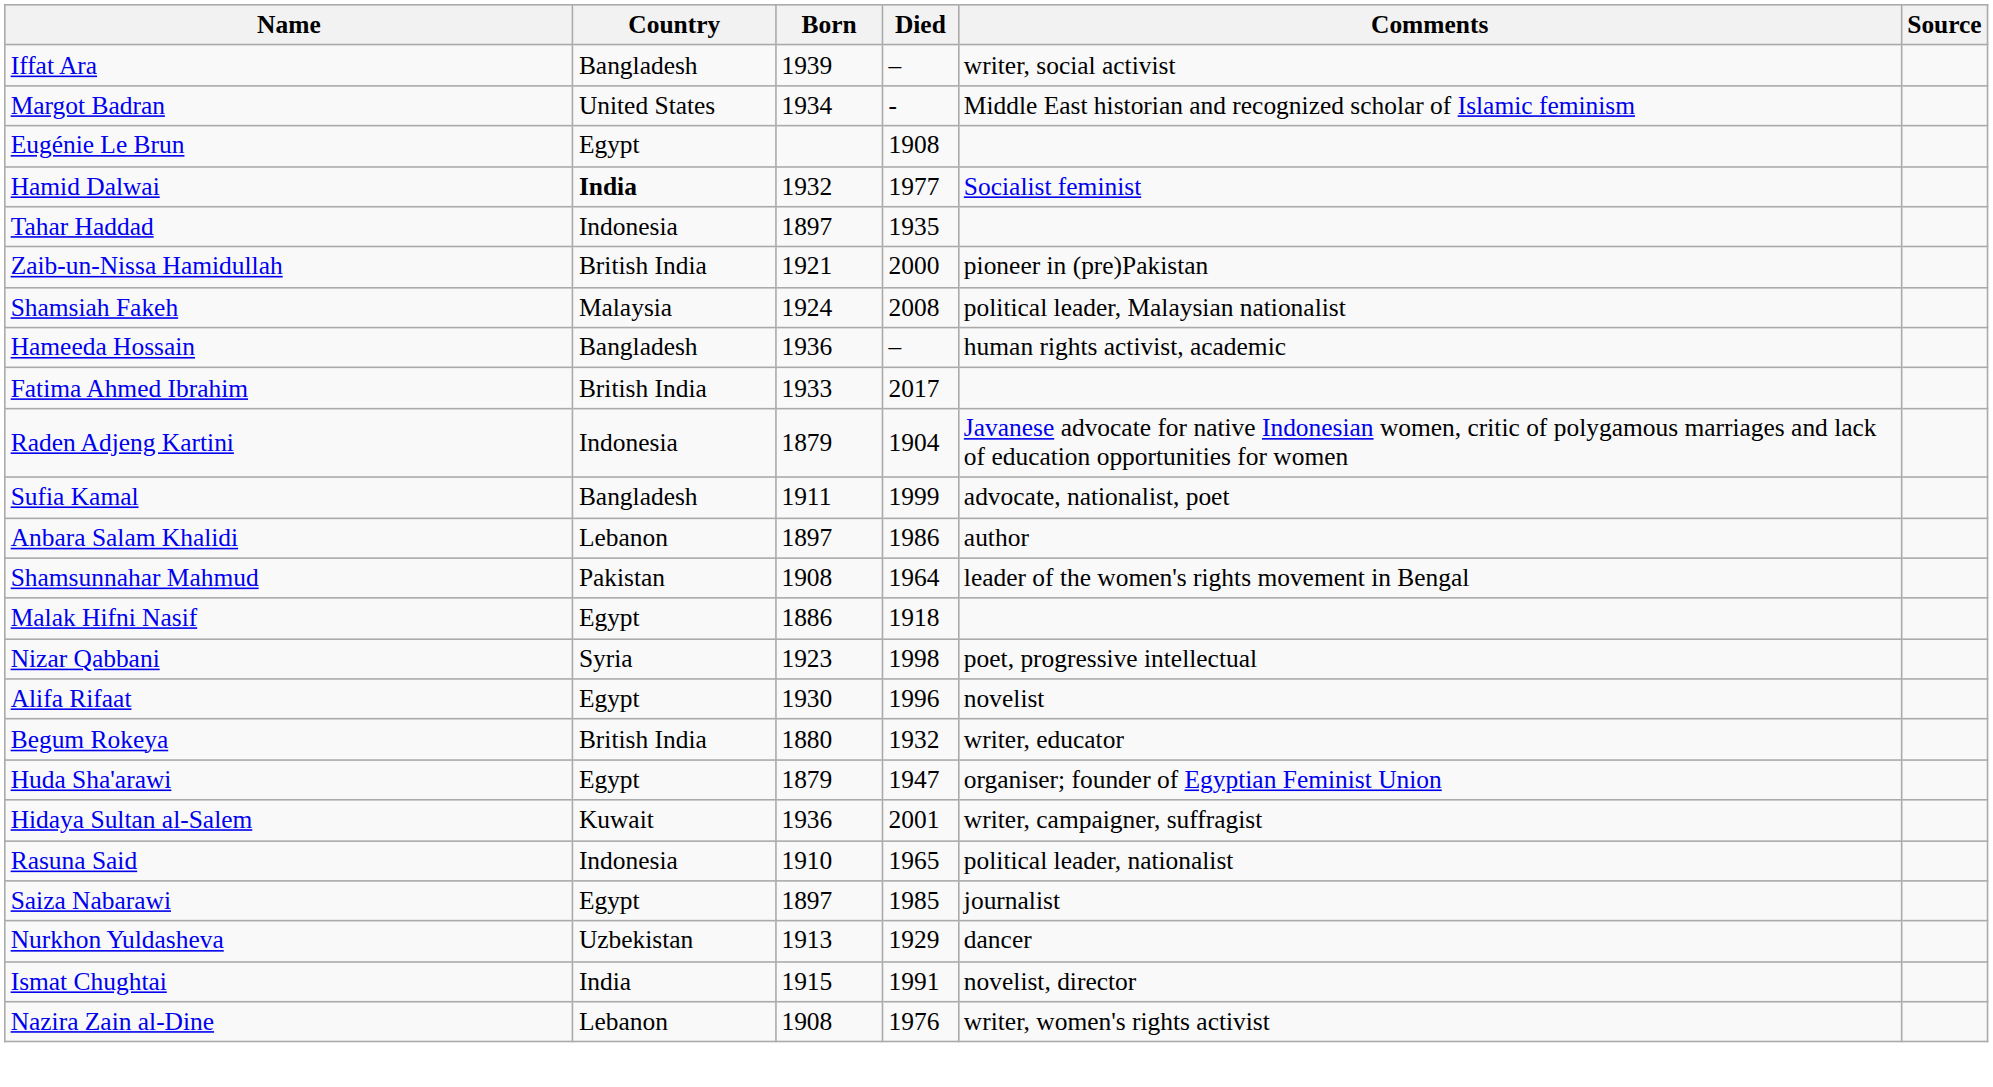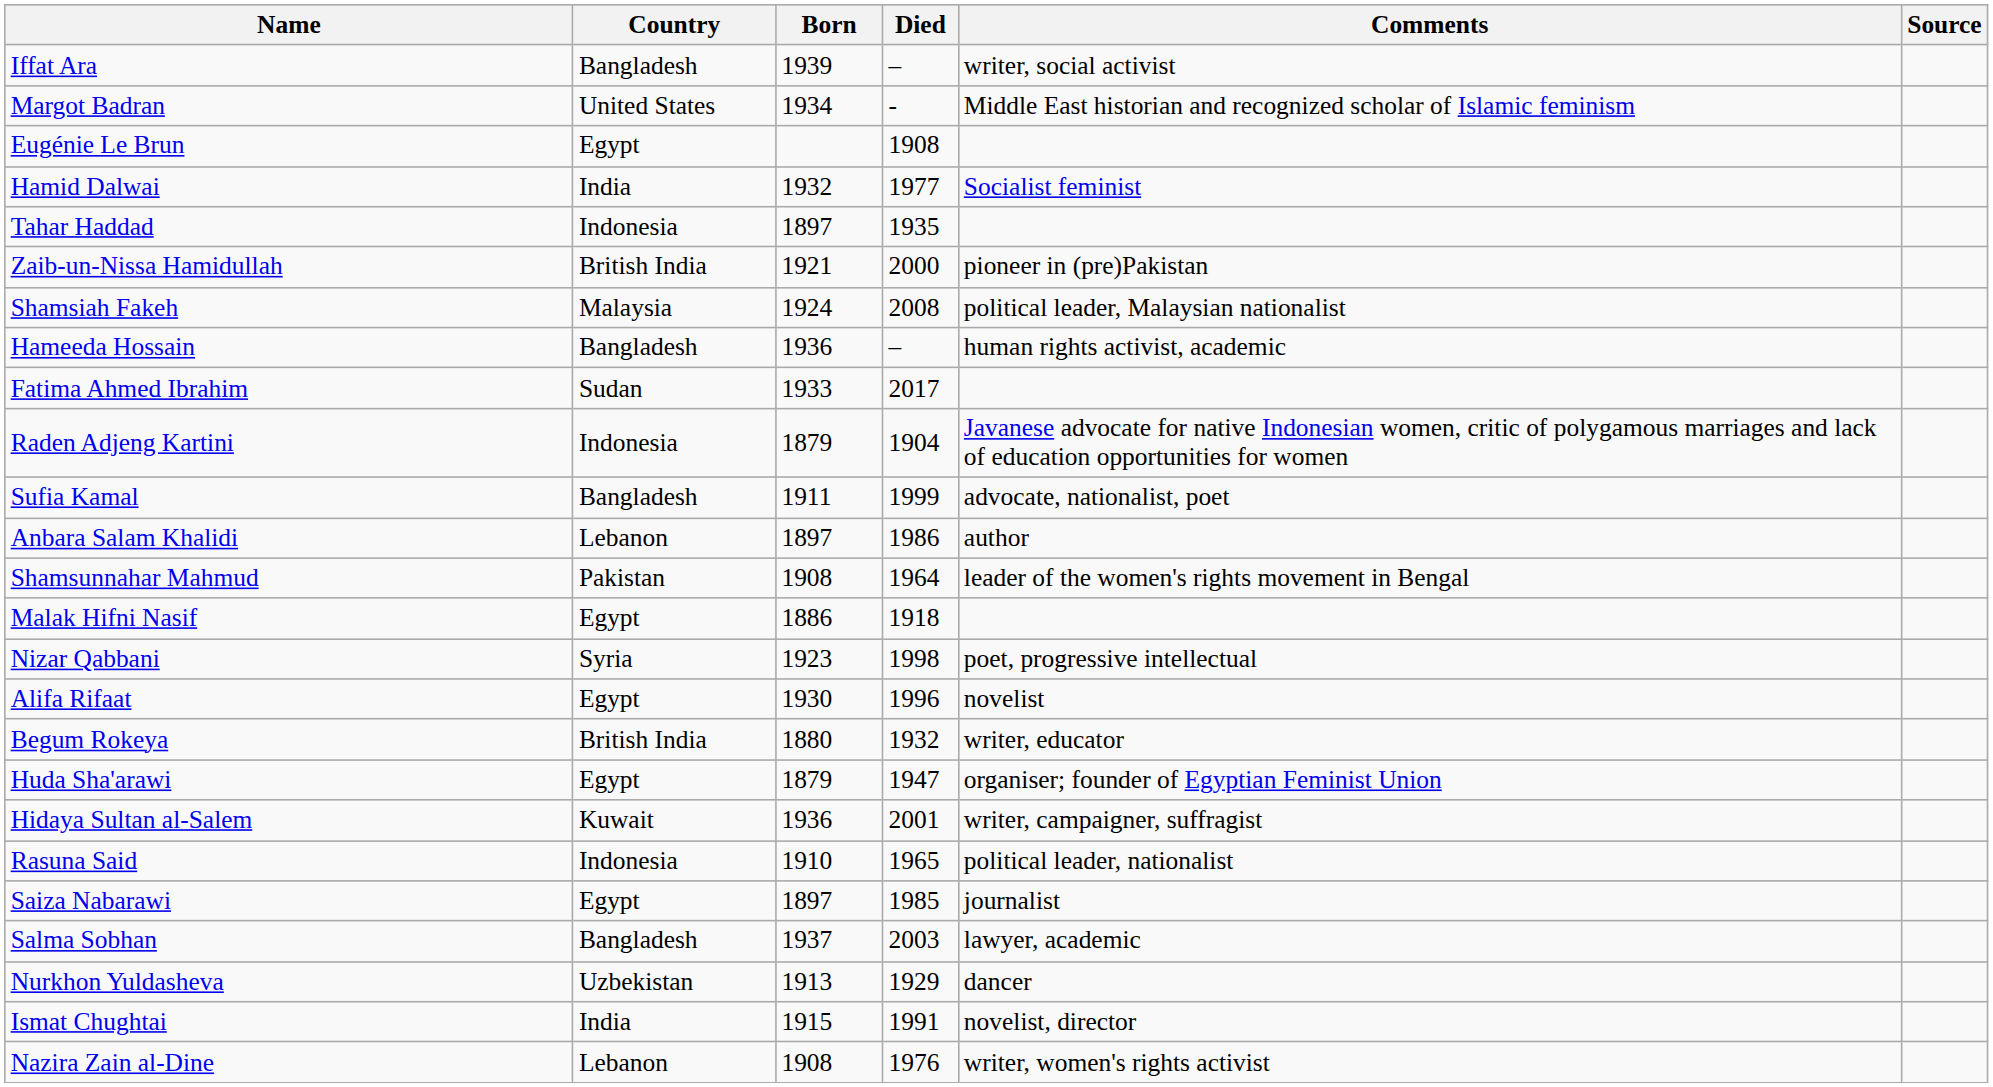(608, 186) bold -> (605, 186) normal
(643, 387) British India -> (611, 387) Sudan
+ row: (84, 940)
